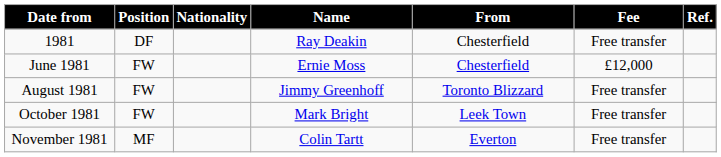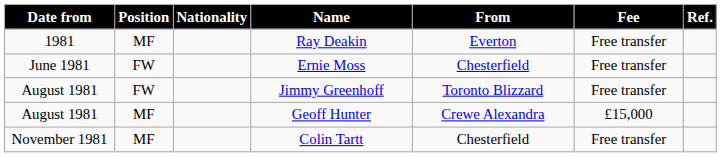(144, 41) DF -> (144, 41) MF
(493, 41) Chesterfield -> (493, 41) Everton
(629, 66) £12,000 -> (629, 66) Free transfer
+ row: (331, 114)
- row: (331, 114)
(493, 139) Everton -> (493, 139) Chesterfield
